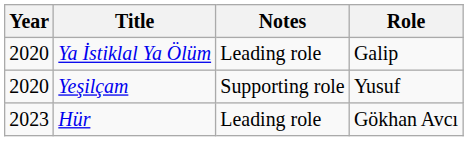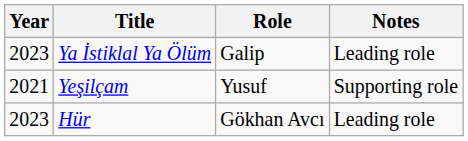columns swapped: (406, 21) <-> (283, 21)
(29, 53) 2020 -> (29, 53) 2023
(29, 86) 2020 -> (29, 86) 2021
